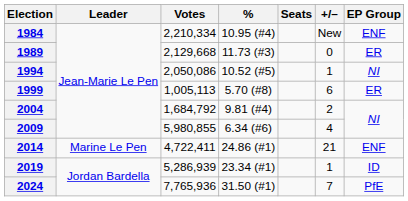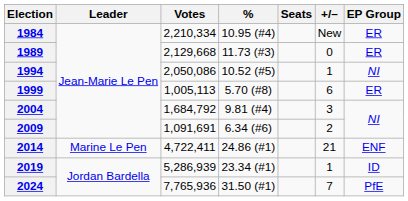(374, 32) ENF -> (374, 32) ER
(329, 109) 2 -> (329, 109) 3
(190, 128) 5,980,855 -> (190, 128) 1,091,691
(329, 128) 4 -> (329, 128) 2
